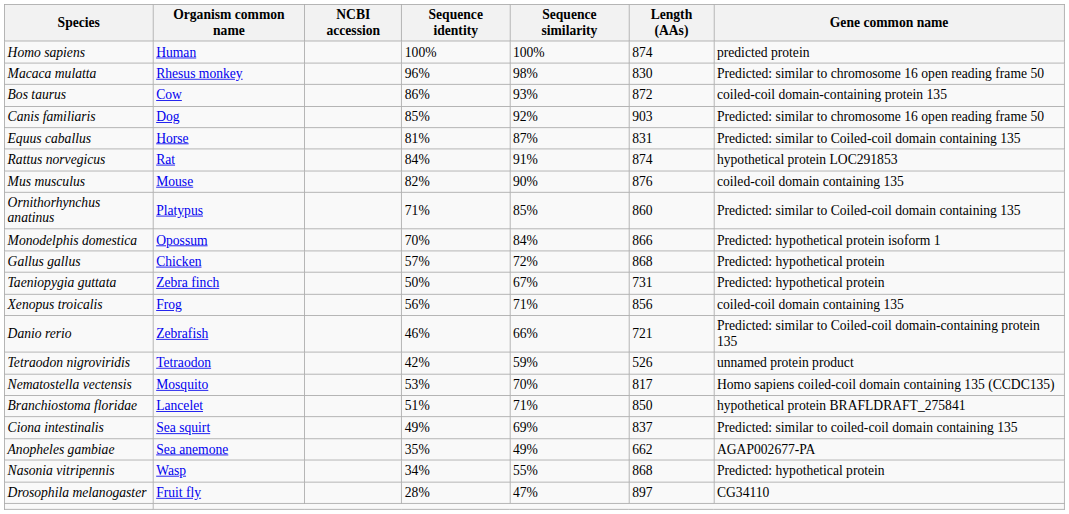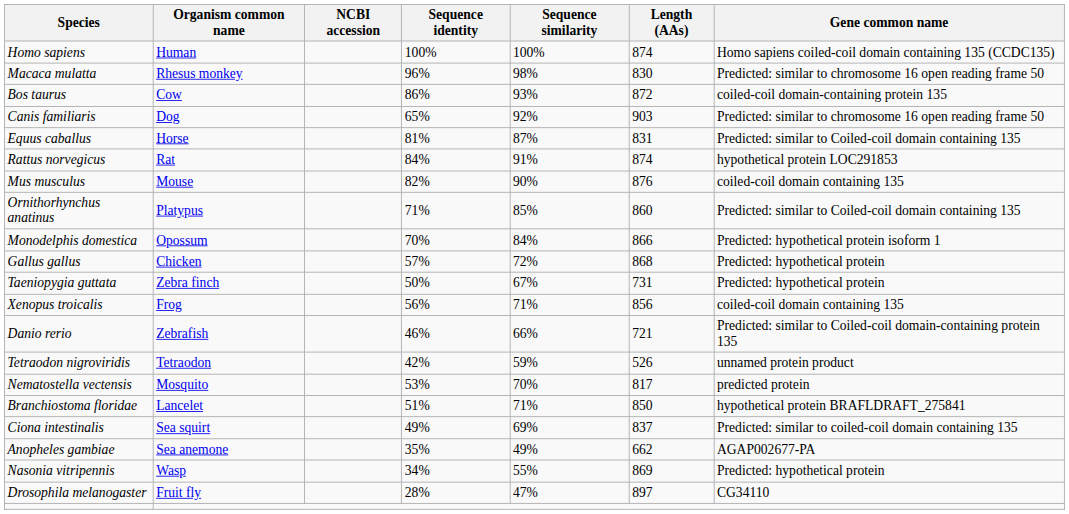(763, 52) predicted protein -> (886, 52) Homo sapiens coiled-coil domain containing 135 (CCDC135)
(417, 116) 85% -> (417, 116) 65%
(886, 384) Homo sapiens coiled-coil domain containing 135 (CCDC135) -> (763, 384) predicted protein
(642, 470) 868 -> (642, 470) 869
